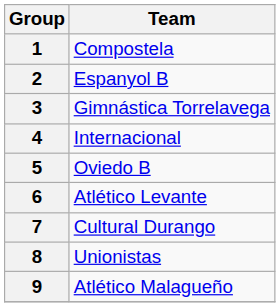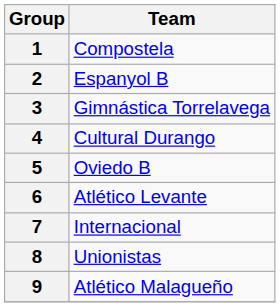(127, 138) Internacional -> (144, 138) Cultural Durango
(144, 227) Cultural Durango -> (127, 227) Internacional
